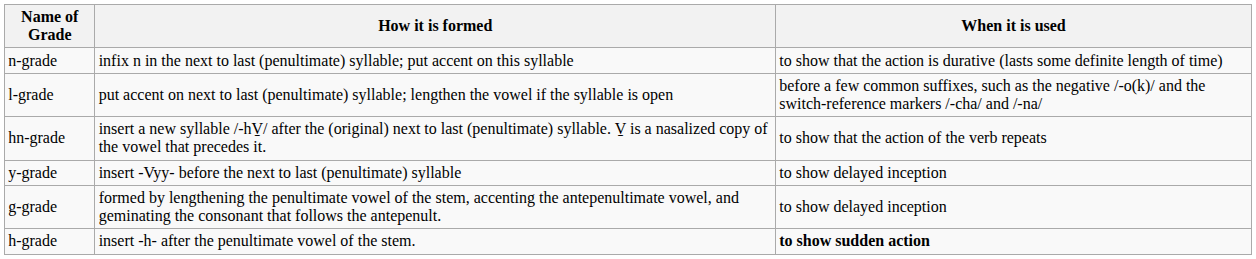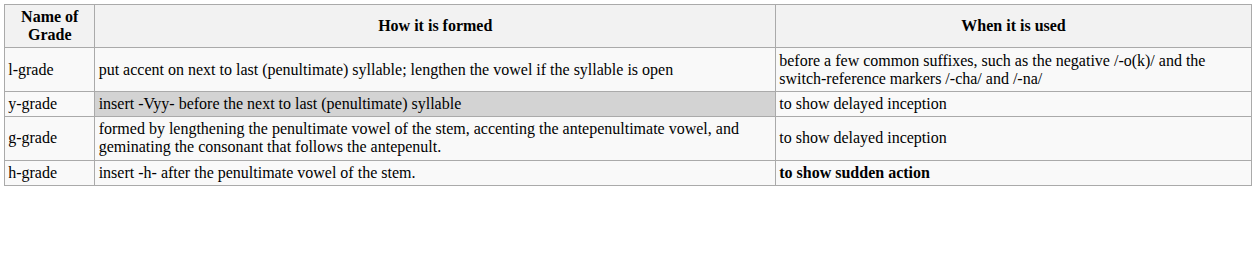- row: (33, 60)
- row: (37, 138)
(280, 172) no background -> (280, 103) lightgrey background
